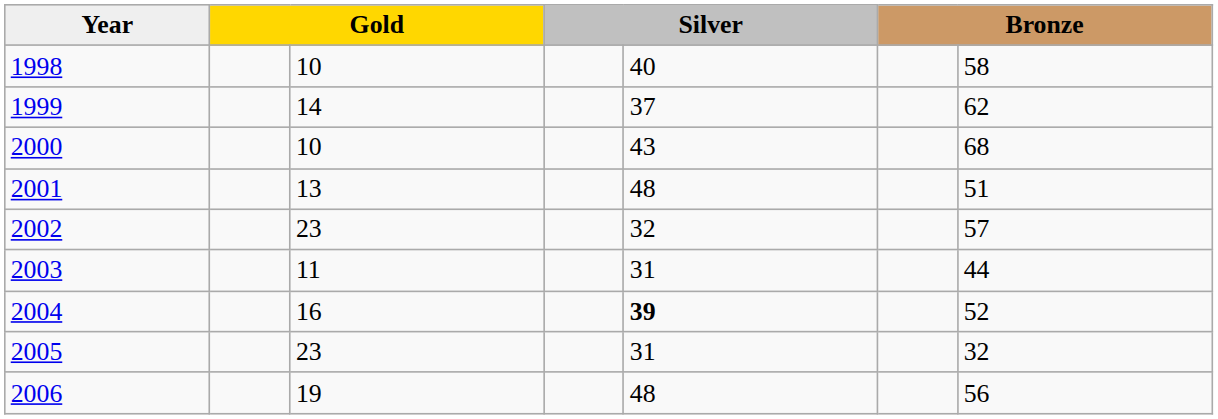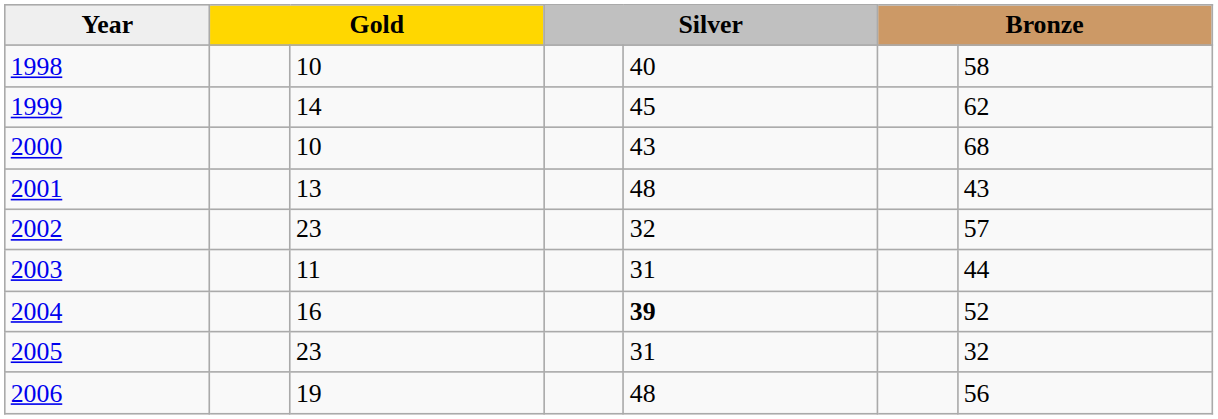(643, 106) 37 -> (643, 106) 45
(977, 188) 51 -> (977, 188) 43
